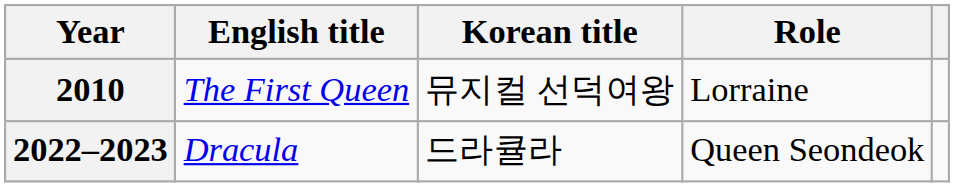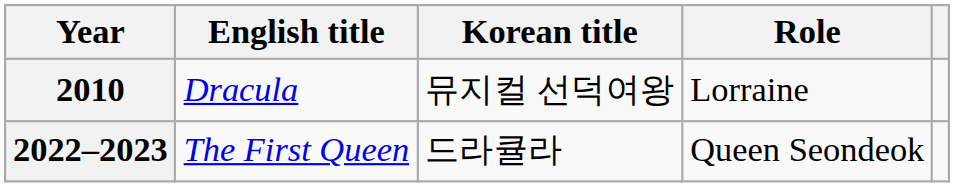(296, 89) The First Queen -> (241, 89) Dracula
(241, 150) Dracula -> (296, 150) The First Queen
